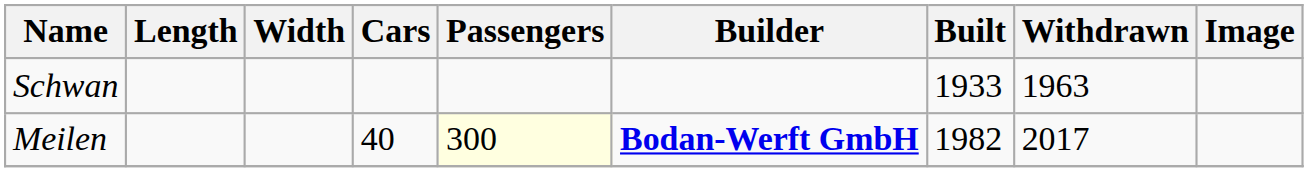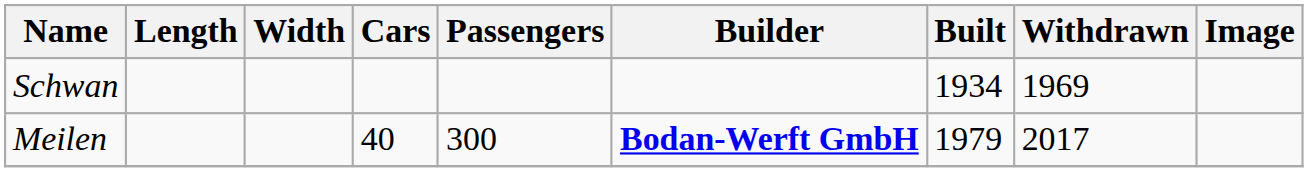(968, 85) 1933 -> (968, 85) 1934
(1056, 85) 1963 -> (1056, 85) 1969
(472, 138) lightyellow background -> (472, 138) no background
(968, 138) 1982 -> (968, 138) 1979
